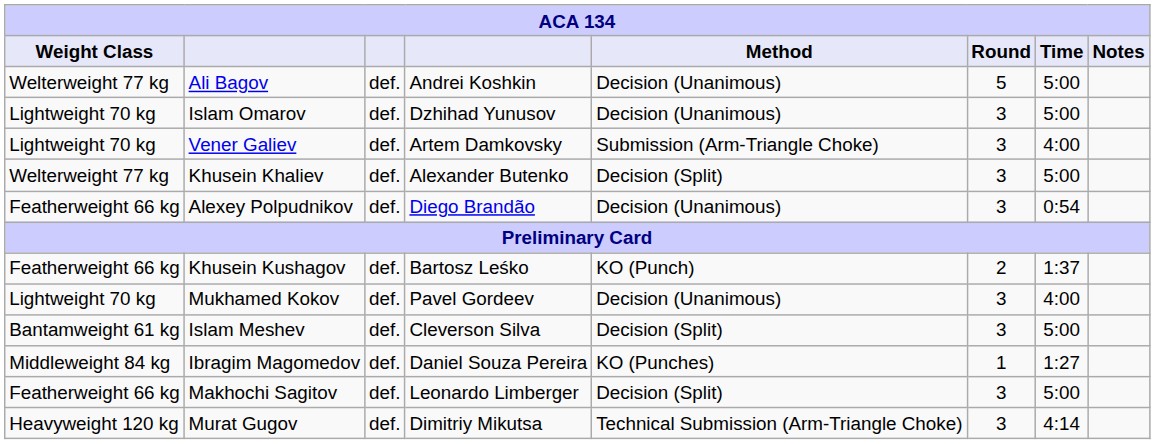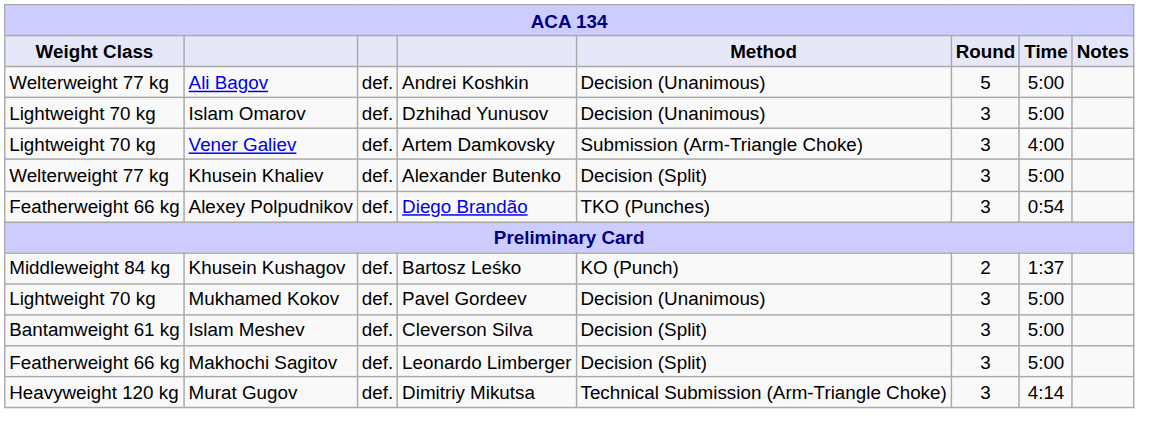(689, 206) Decision (Unanimous) -> (645, 206) TKO (Punches)
(94, 268) Featherweight 66 kg -> (90, 268) Middleweight 84 kg
(1062, 299) 4:00 -> (1046, 299) 5:00
- row: (274, 361)
